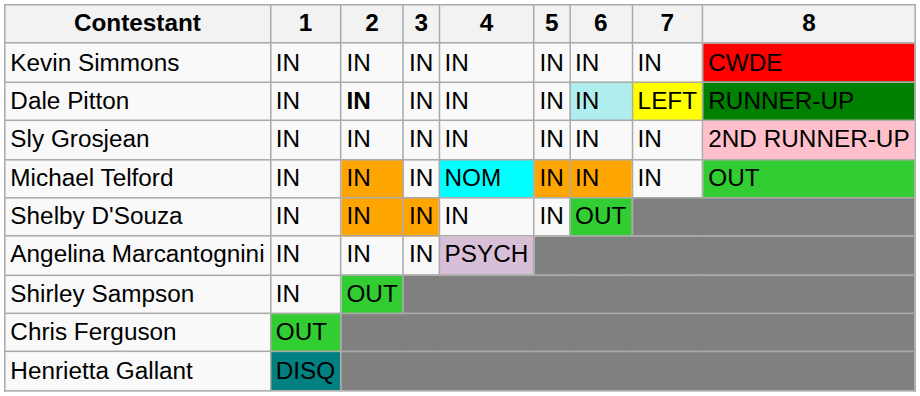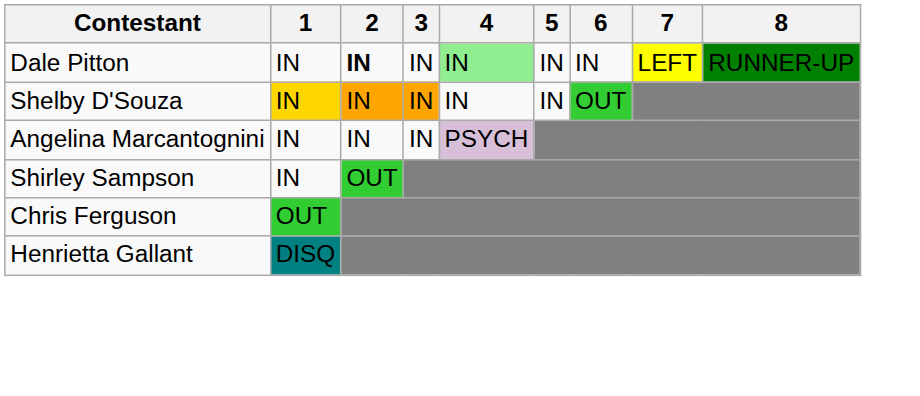- row: (95, 62)
(457, 100) no background -> (457, 62) lightgreen background
(587, 100) paleturquoise background -> (587, 62) no background
- row: (80, 139)
- row: (92, 178)
(288, 216) no background -> (288, 100) gold background
